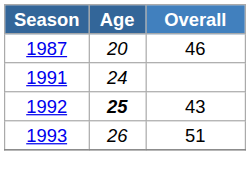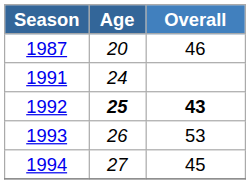(195, 107) normal -> (195, 107) bold
(195, 136) 51 -> (195, 136) 53
+ row: (47, 165)
